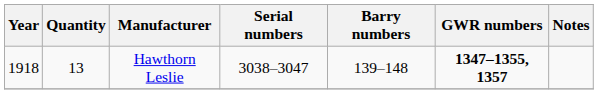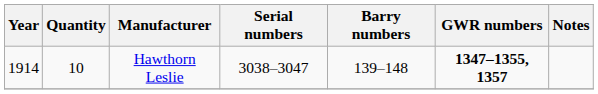(24, 67) 1918 -> (24, 67) 1914
(76, 67) 13 -> (76, 67) 10
